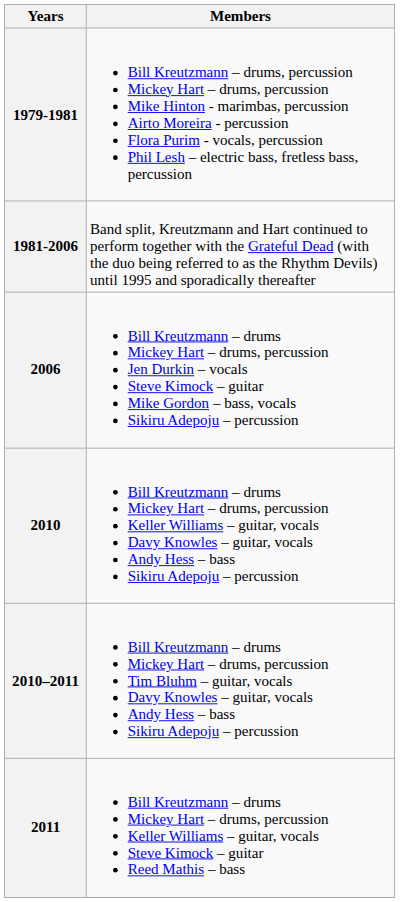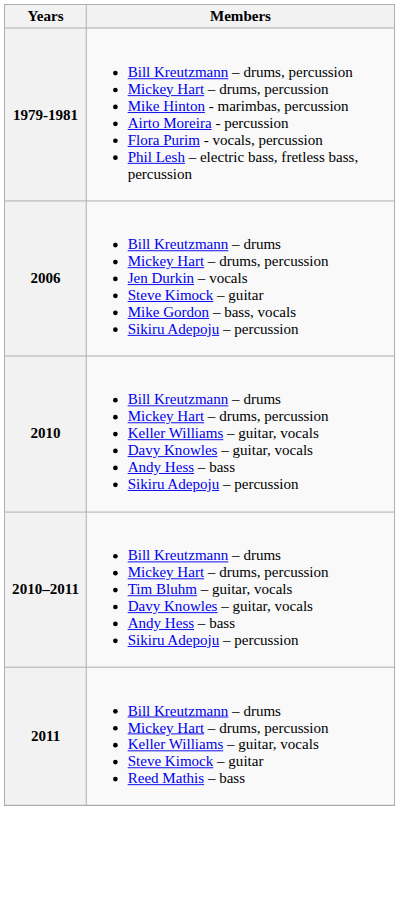- row: (46, 246)
